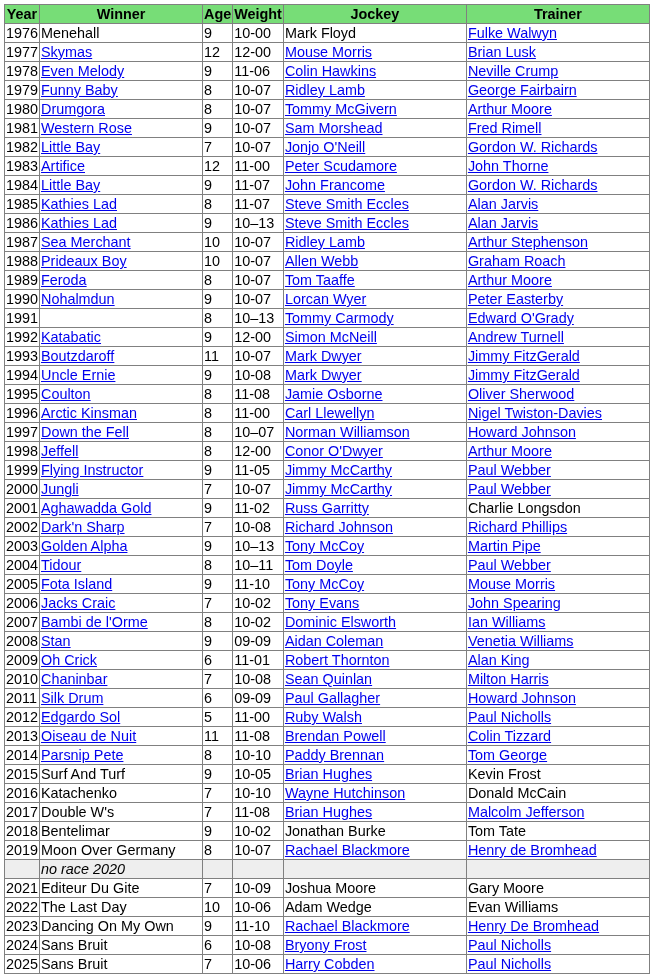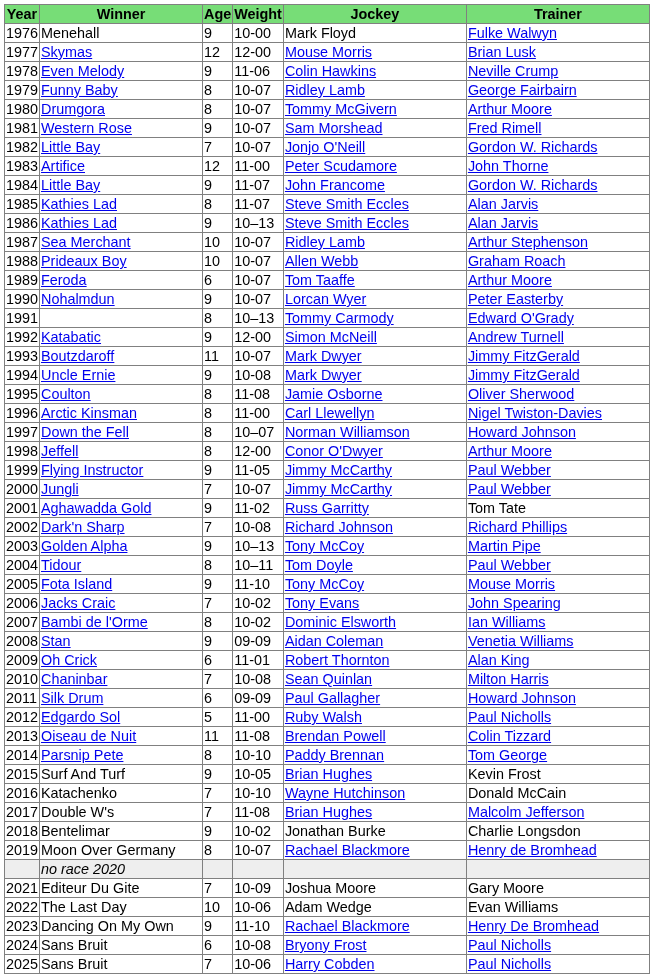(208, 280) 8 -> (208, 280) 6
(524, 508) Charlie Longsdon -> (497, 508) Tom Tate
(497, 831) Tom Tate -> (524, 831) Charlie Longsdon
